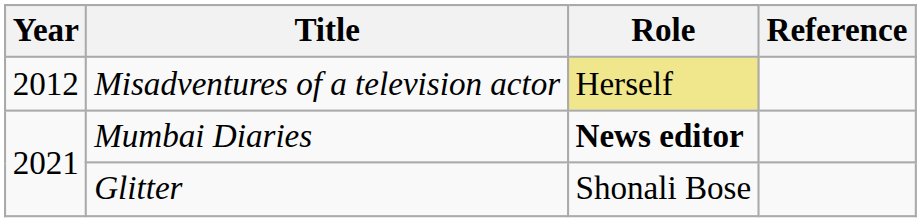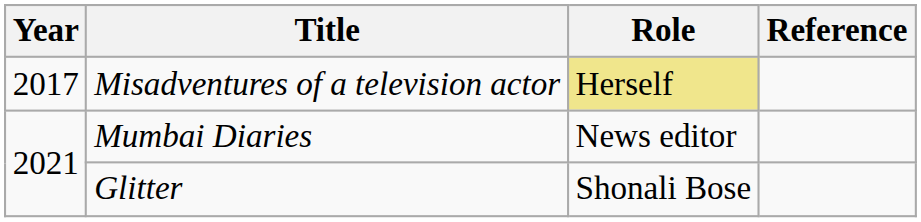(46, 83) 2012 -> (46, 83) 2017
(660, 135) bold -> (656, 135) normal
